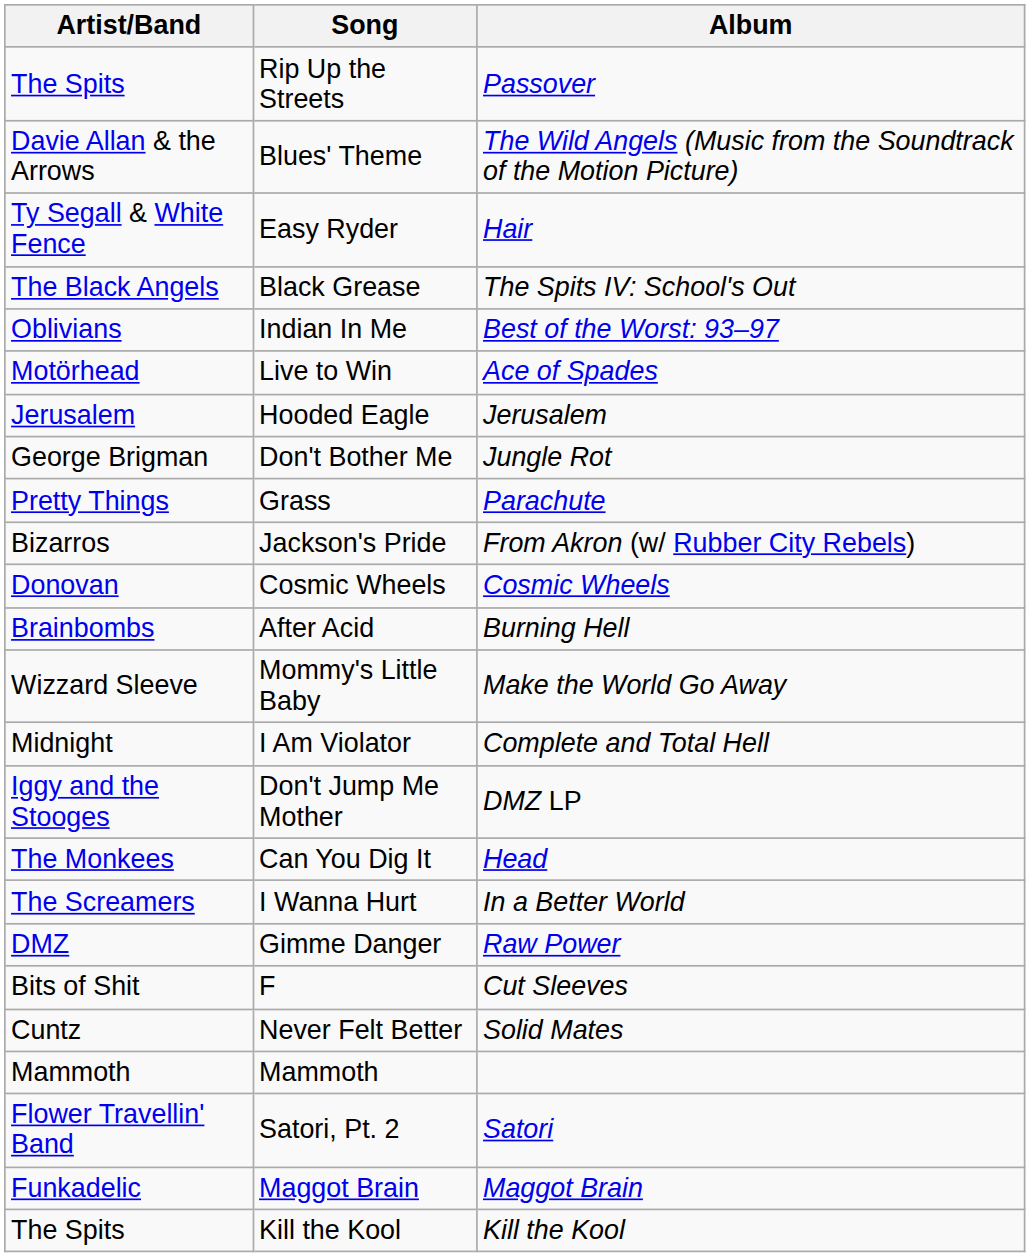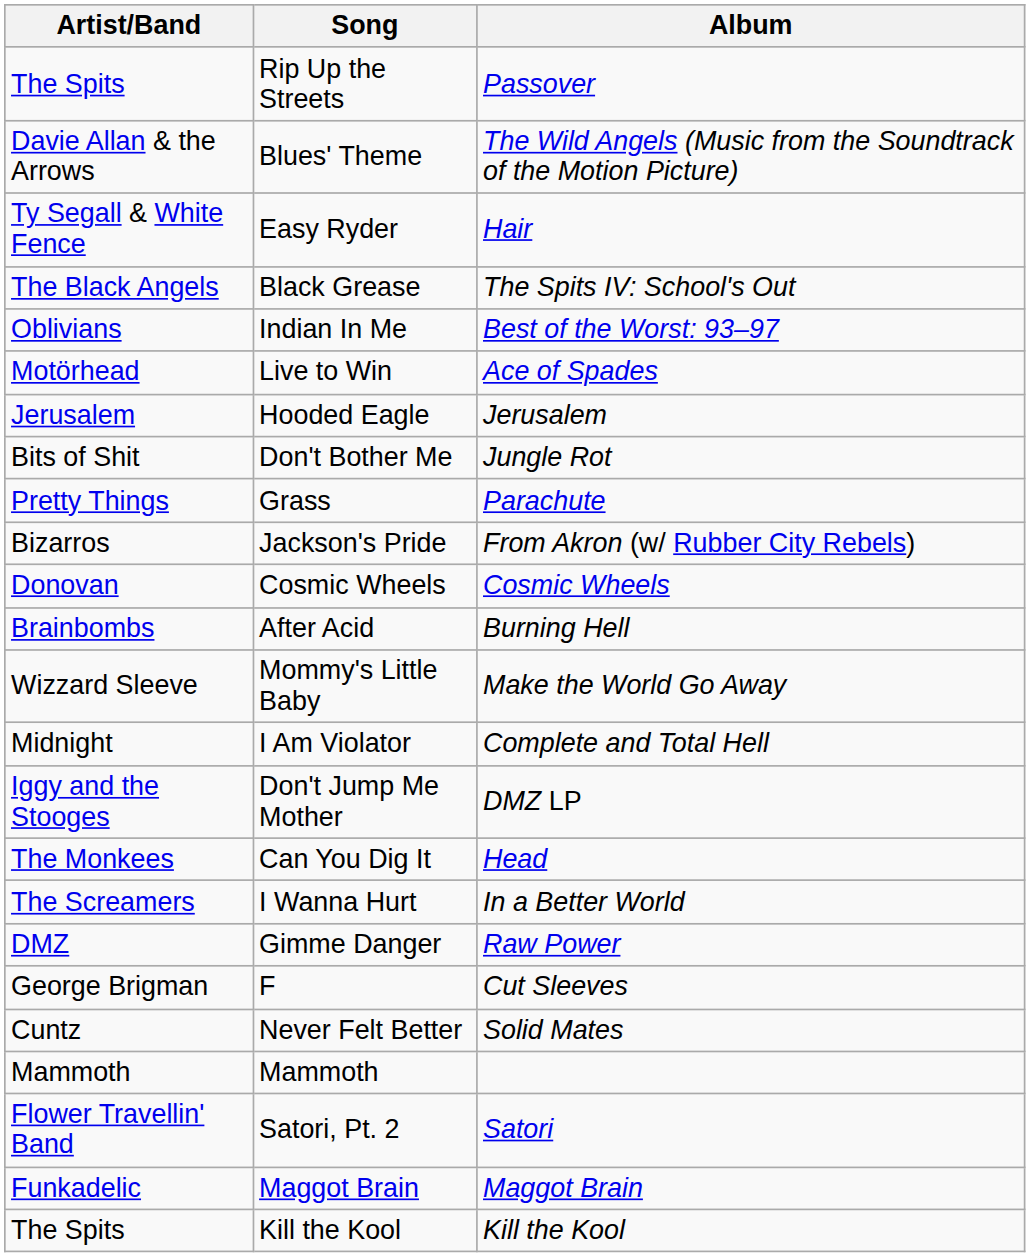(110, 457) George Brigman -> (75, 457) Bits of Shit
(75, 986) Bits of Shit -> (110, 986) George Brigman
